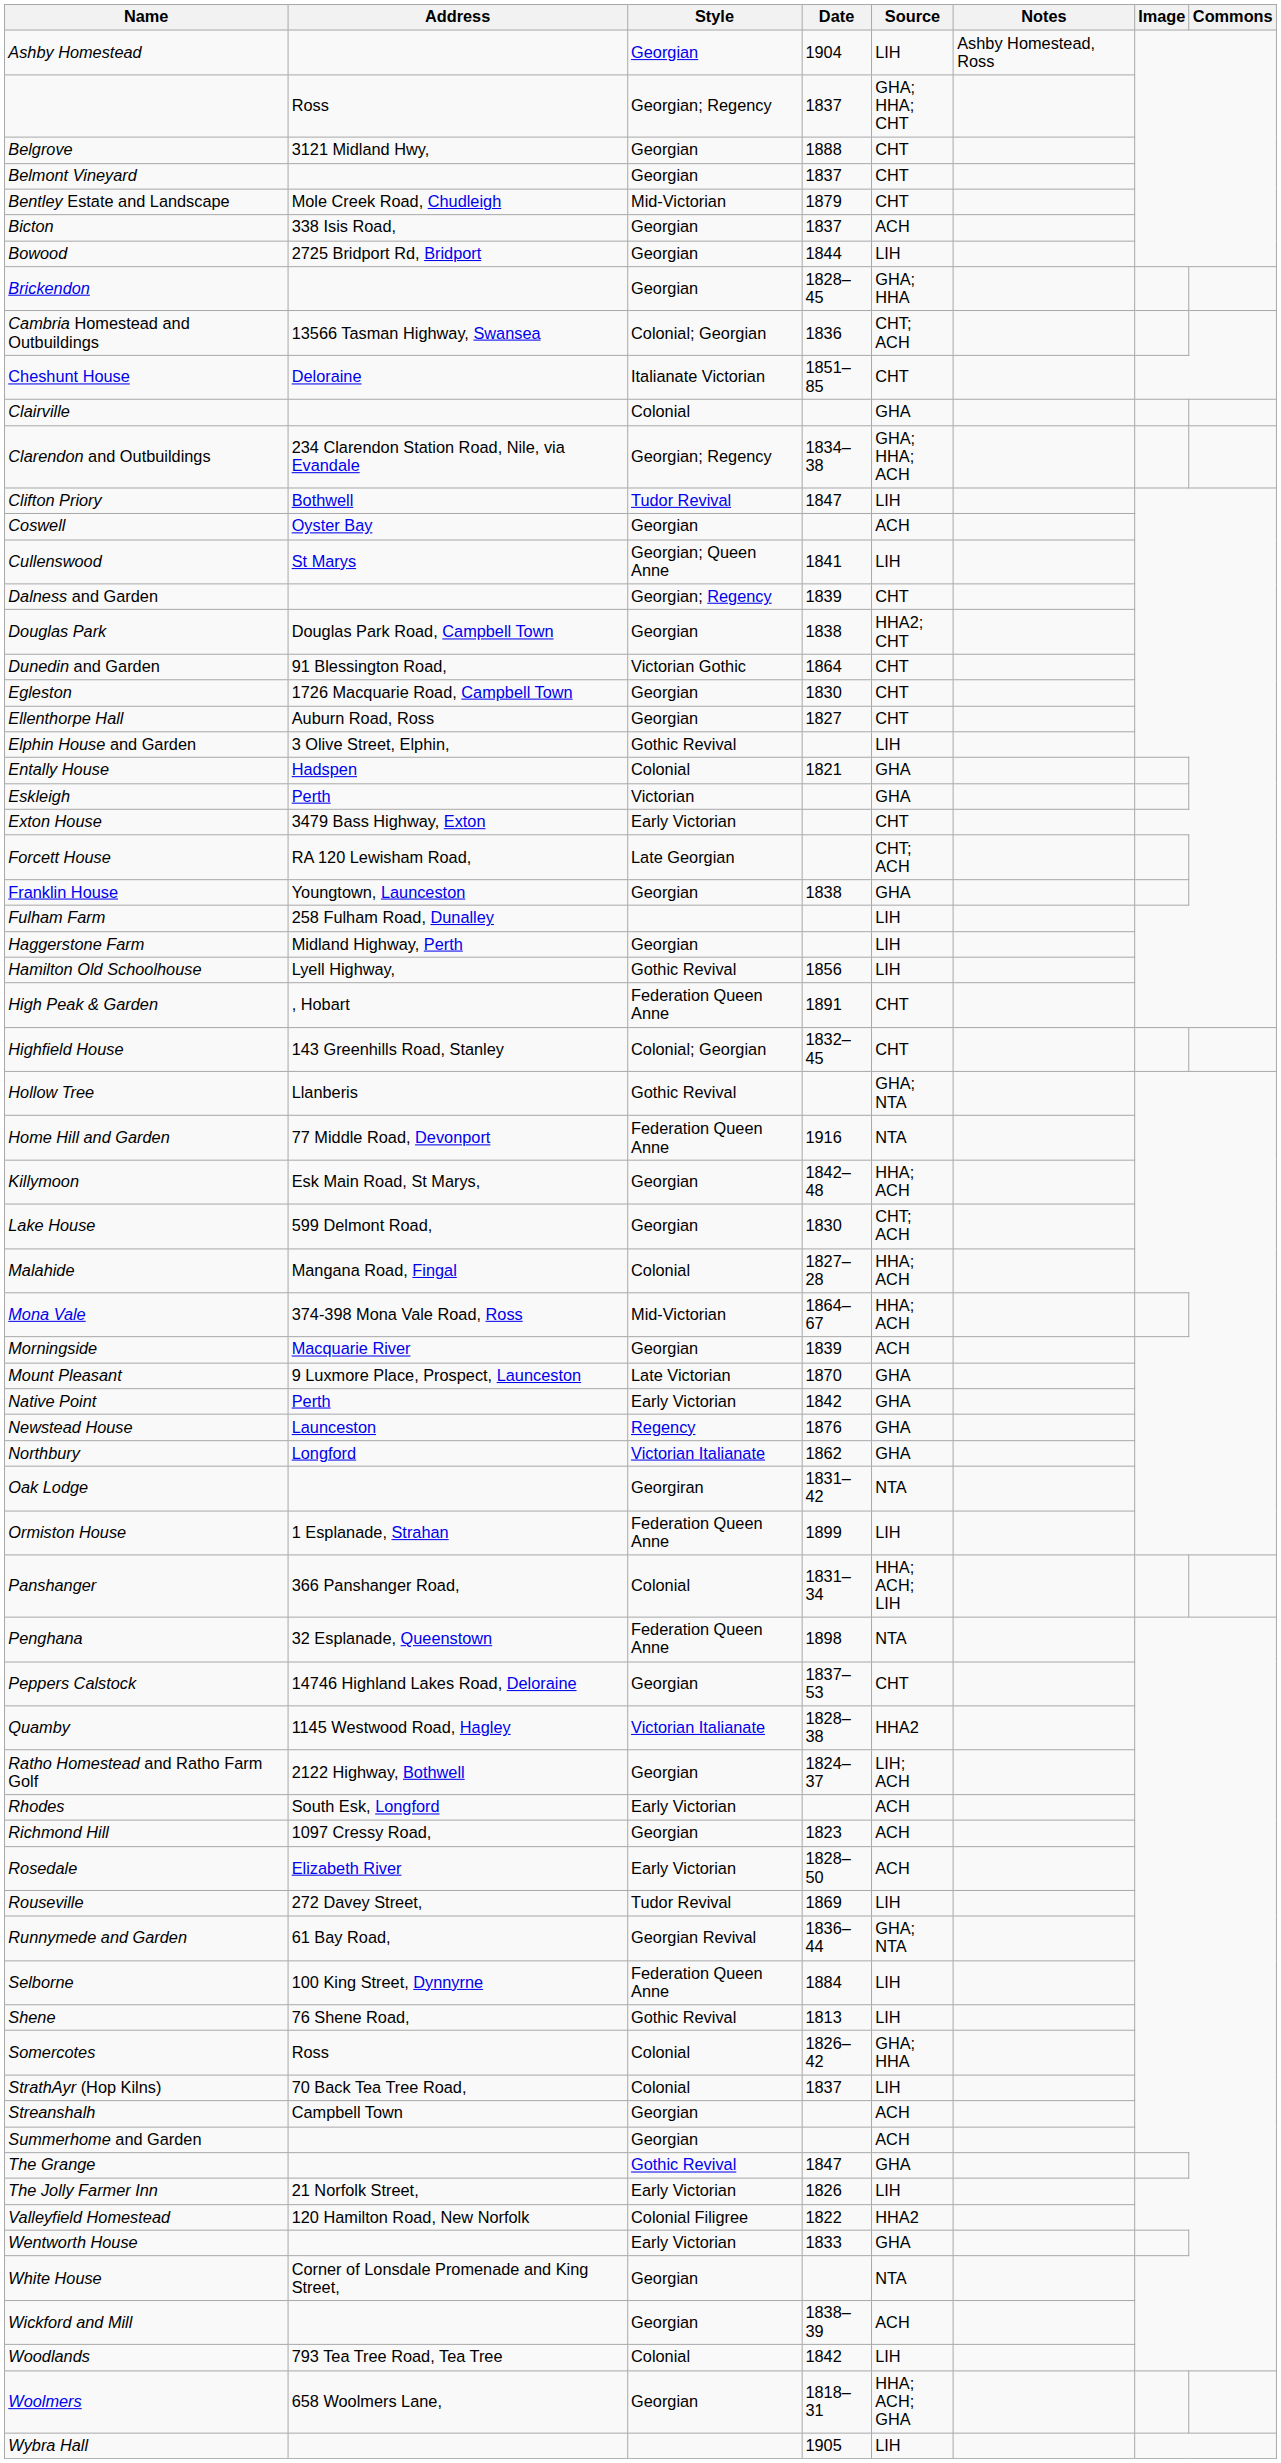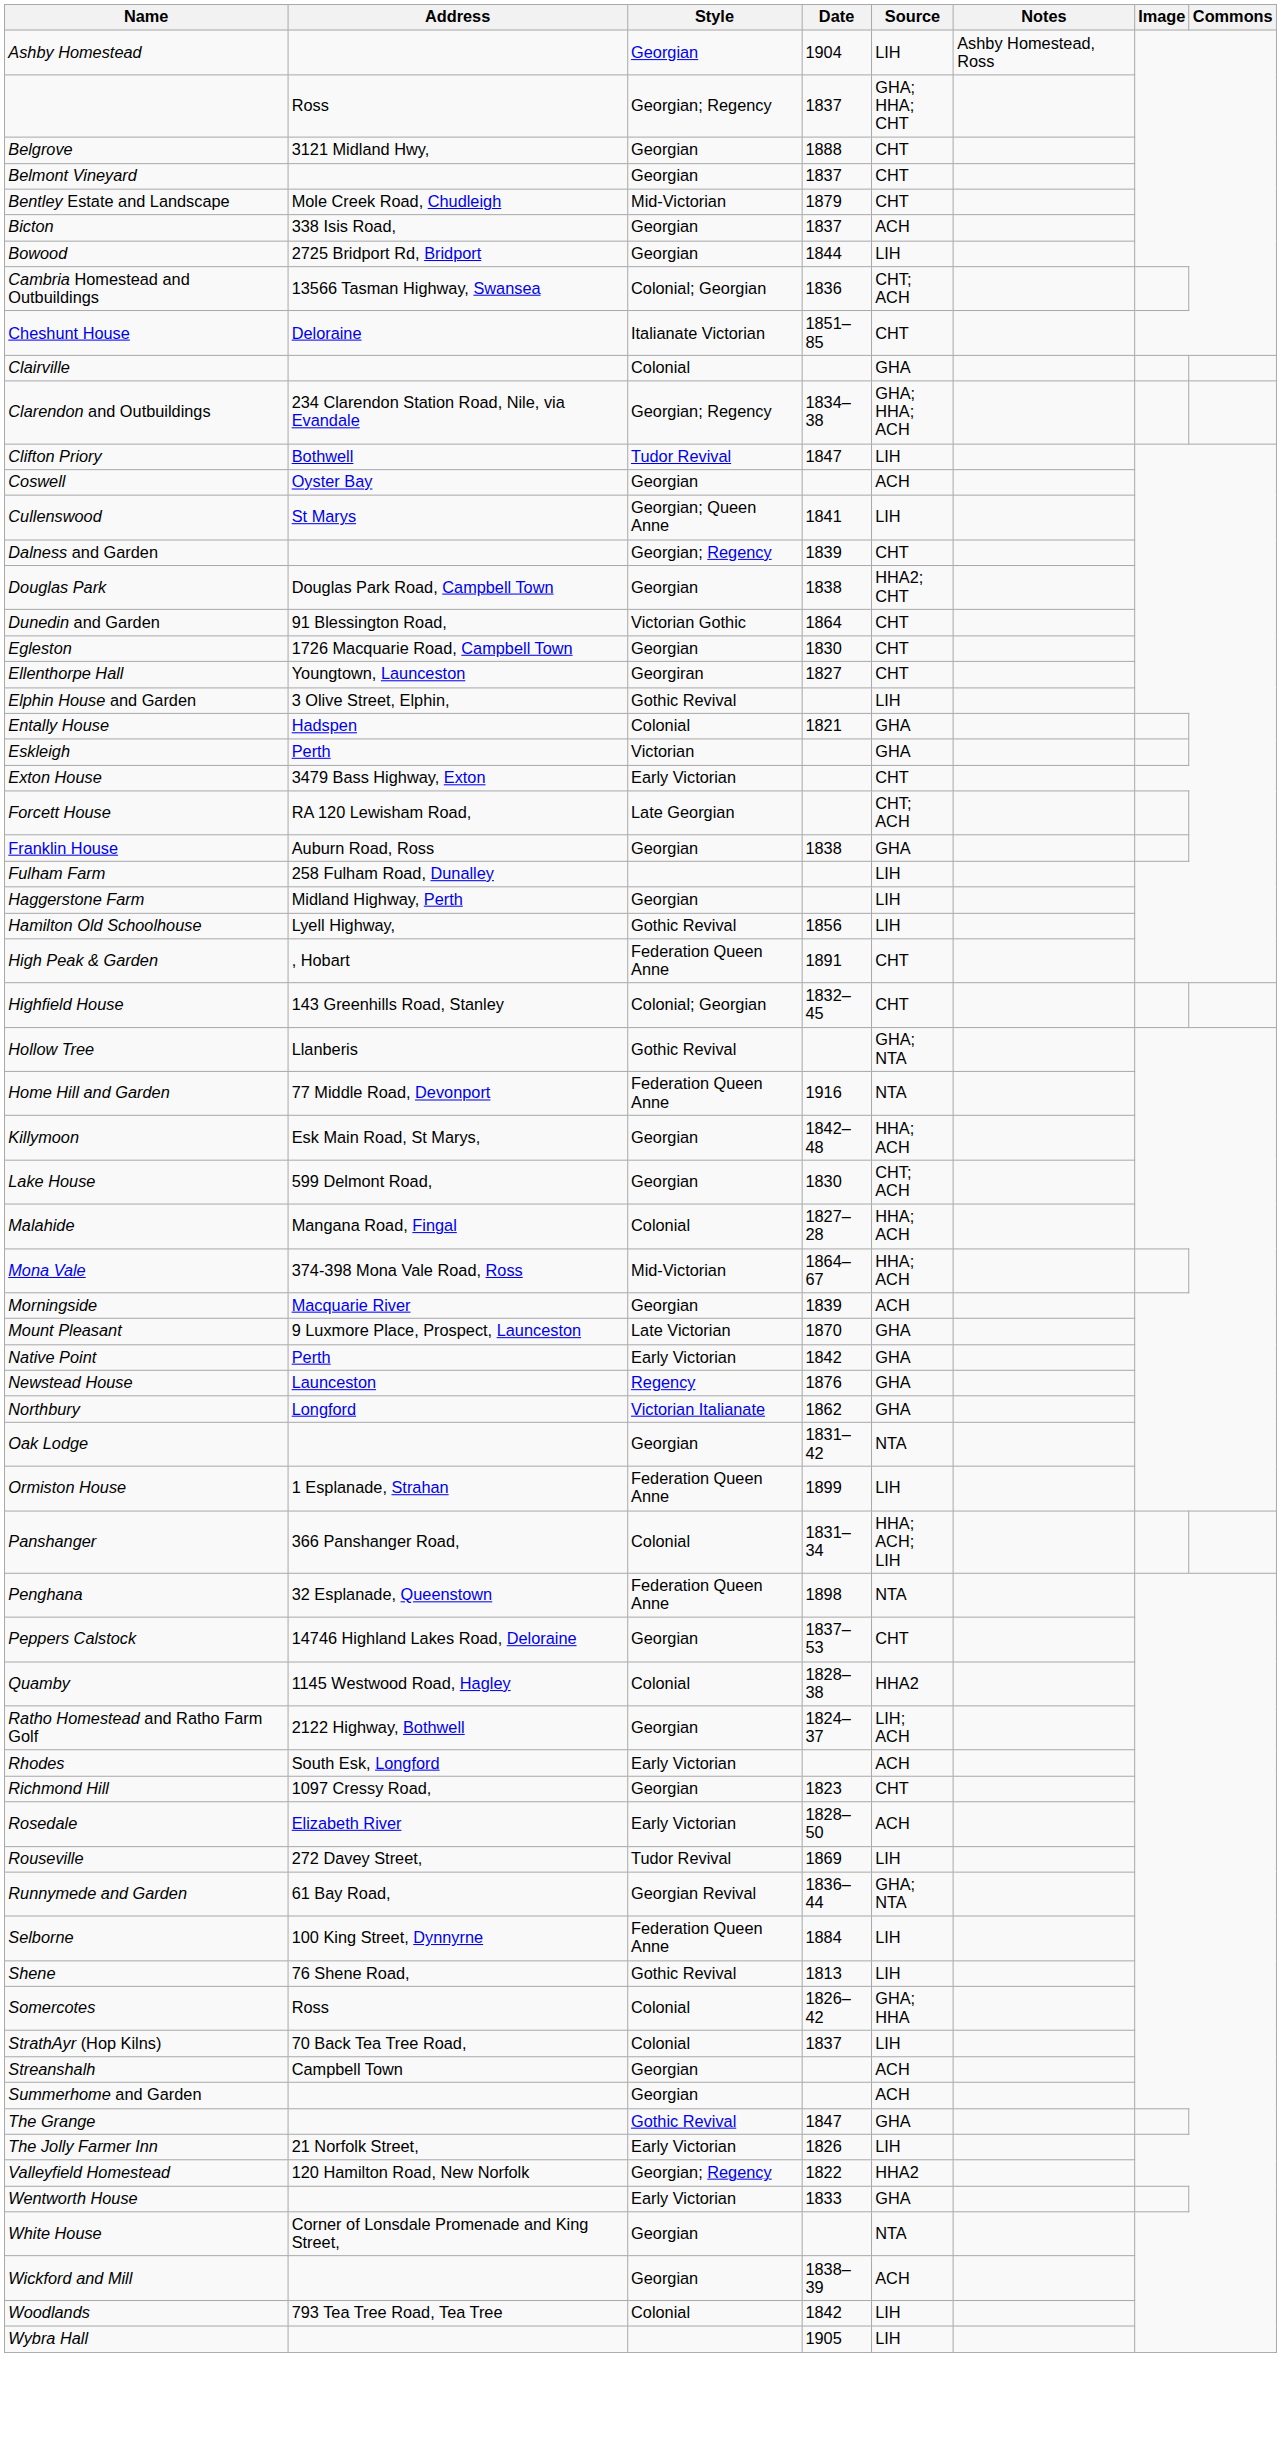- row: (49, 288)
(363, 718) Auburn Road, Ross -> (378, 674) Youngtown, Launceston
(665, 718) Georgian -> (667, 674) Georgiran
(378, 892) Youngtown, Launceston -> (363, 848) Auburn Road, Ross
(667, 1488) Georgiran -> (665, 1444) Georgian
(698, 1727) Victorian Italianate -> (661, 1683) Colonial
(892, 1833) ACH -> (892, 1788) CHT
(690, 2217) Colonial Filigree -> (701, 2172) Georgian; Regency
- row: (45, 2401)
